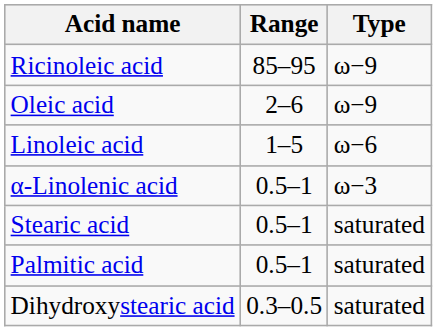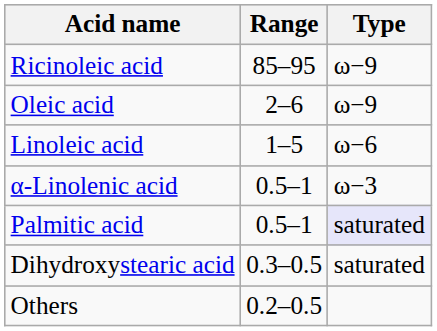- row: (70, 225)
(379, 265) no background -> (379, 225) lavender background
+ row: (44, 305)
